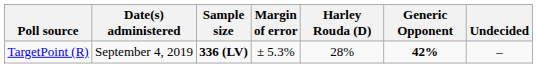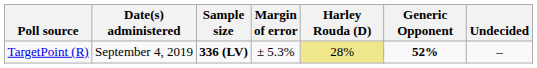(342, 51) no background -> (342, 51) khaki background
(425, 51) 42% -> (425, 51) 52%
